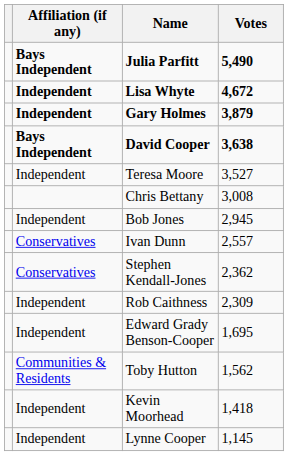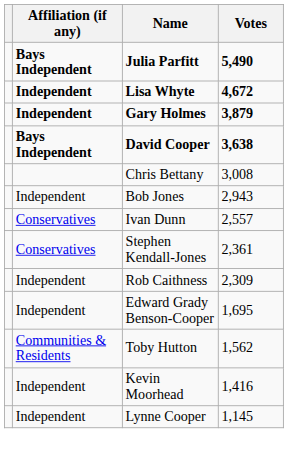- row: (164, 174)
(237, 219) 2,945 -> (237, 197) 2,943
(237, 272) 2,362 -> (237, 249) 2,361
(237, 408) 1,418 -> (237, 386) 1,416
